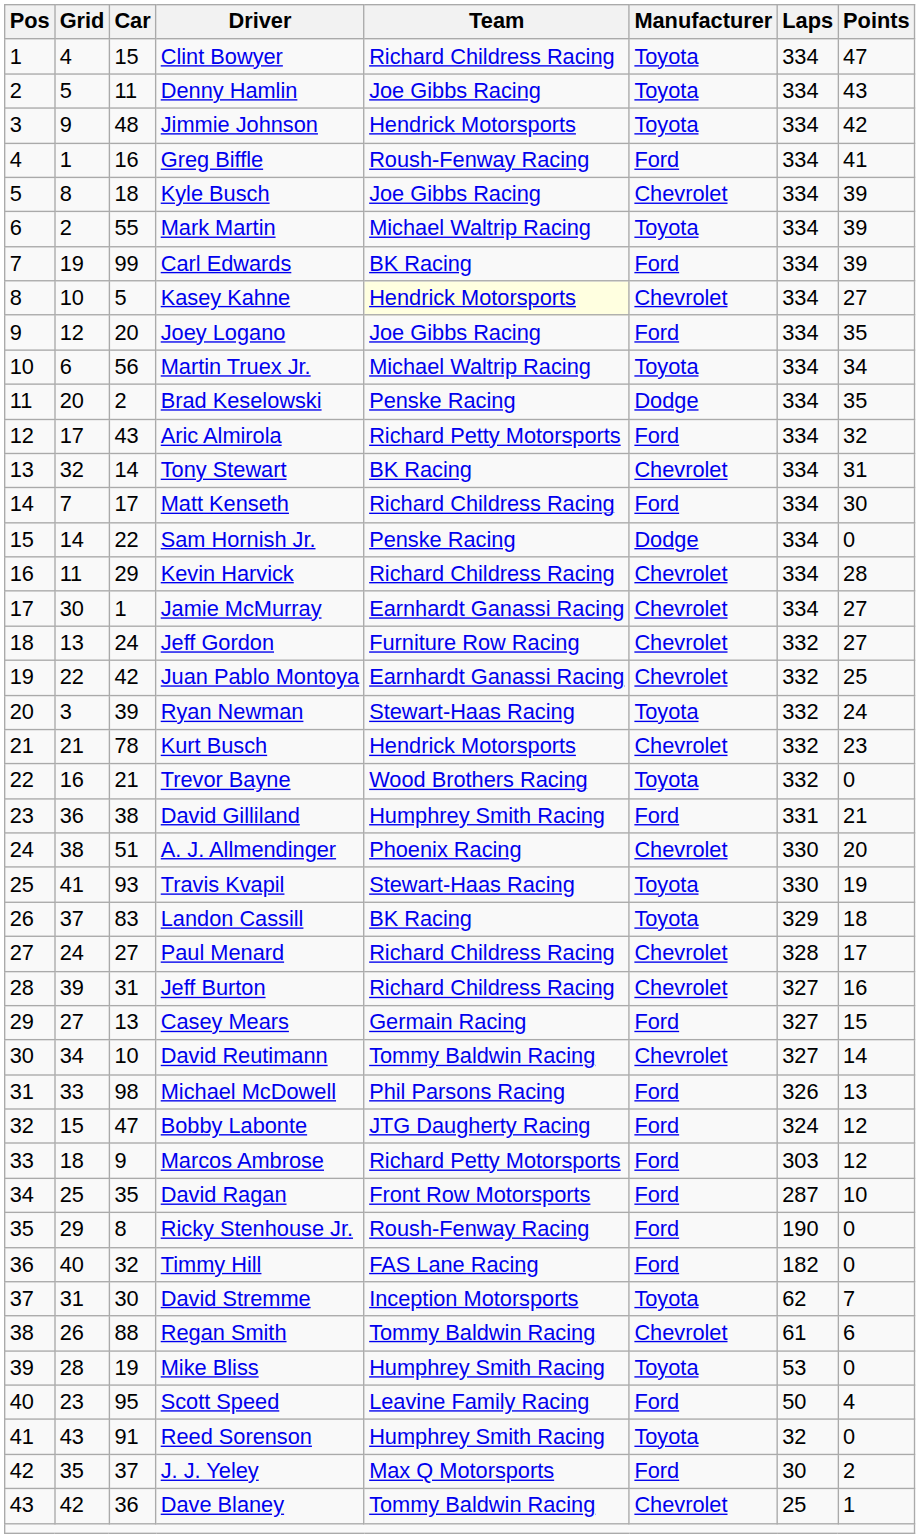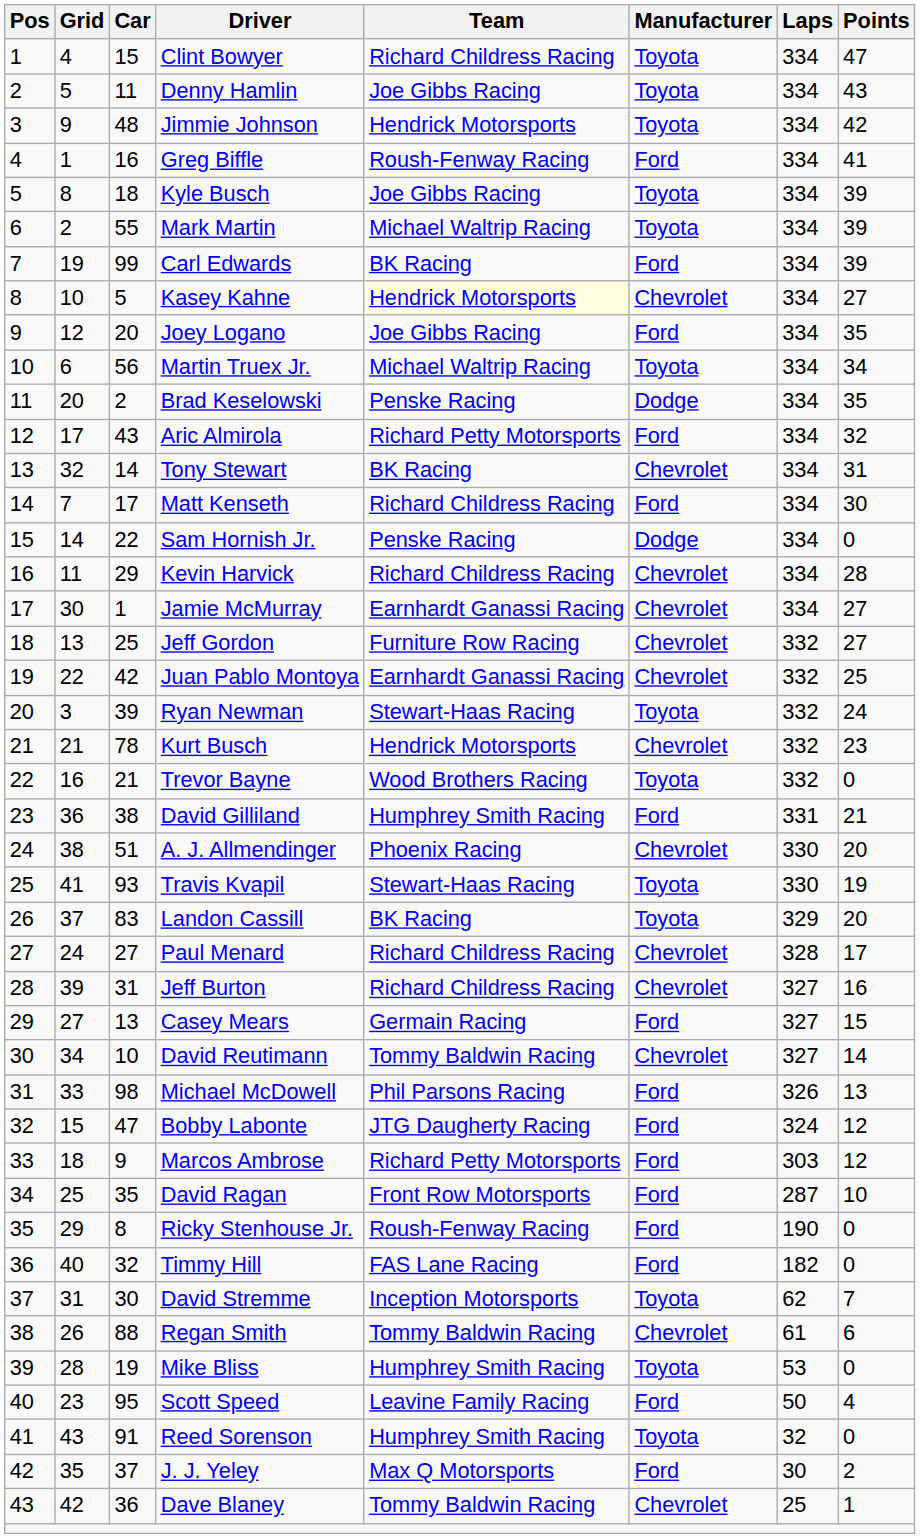(681, 194) Chevrolet -> (666, 194) Toyota
(126, 642) 24 -> (126, 642) 25
(855, 919) 18 -> (855, 919) 20
